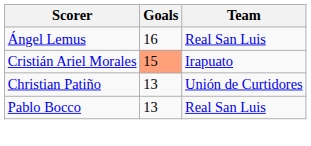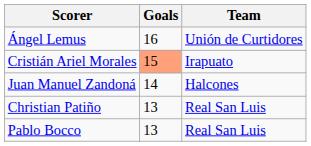(225, 38) Real San Luis -> (244, 38) Unión de Curtidores
+ row: (72, 84)
(244, 84) Unión de Curtidores -> (225, 107) Real San Luis
